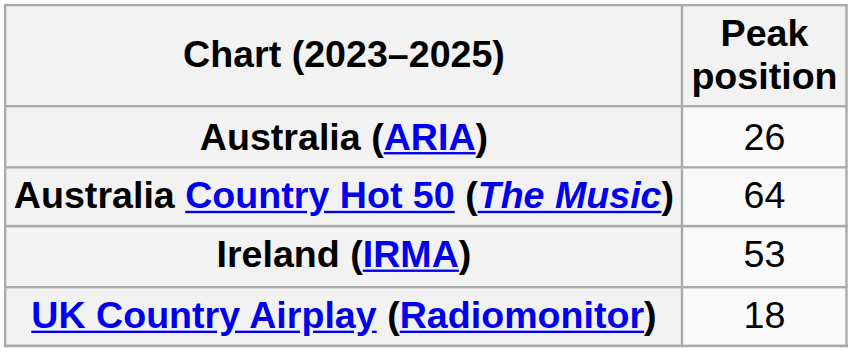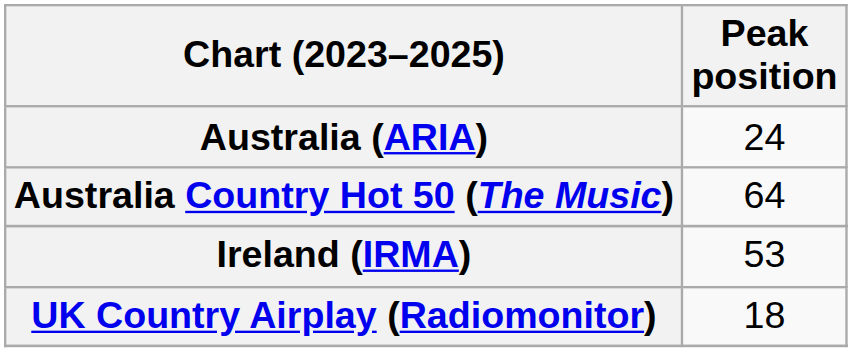(764, 136) 26 -> (764, 136) 24
